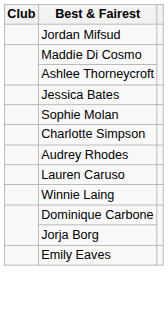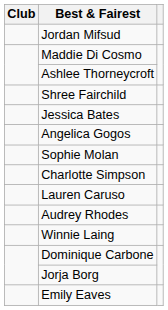+ row: (84, 94)
+ row: (86, 134)
rows swapped: (85, 154) <-> (83, 174)
